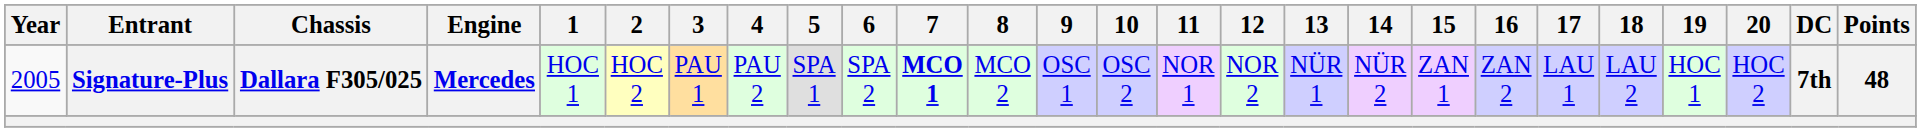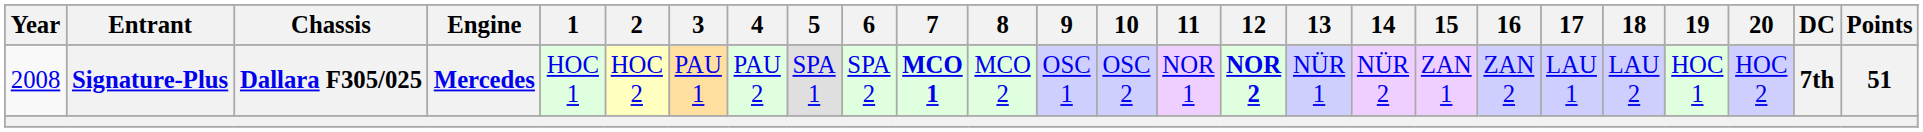(36, 79) 2005 -> (36, 79) 2008
(1252, 79) normal -> (1254, 79) bold
(1877, 79) 48 -> (1880, 79) 51
